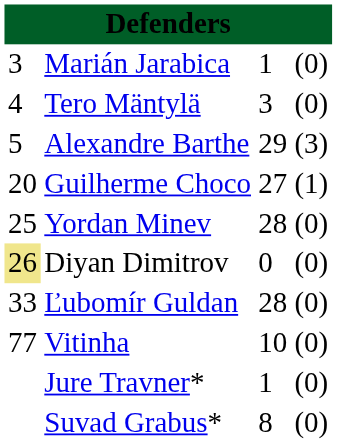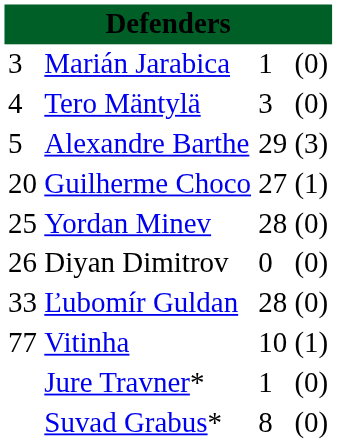(23, 262) khaki background -> (23, 262) no background
(311, 342) (0) -> (311, 342) (1)
